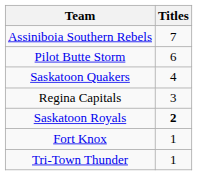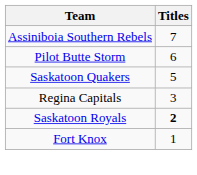(173, 77) 4 -> (173, 77) 5
- row: (80, 159)
